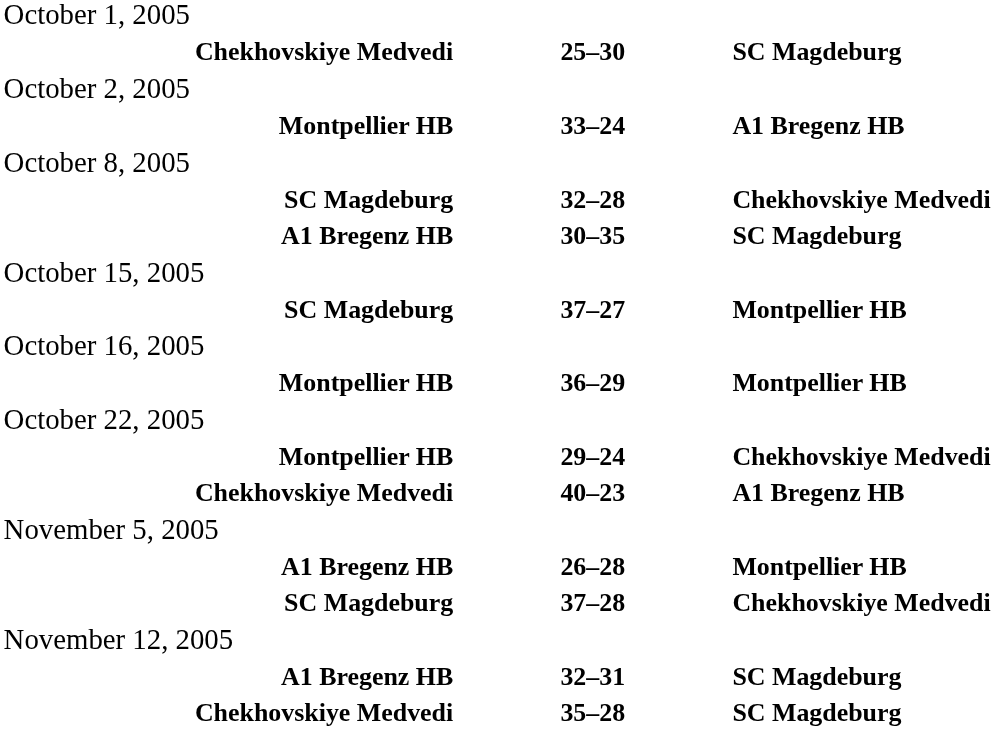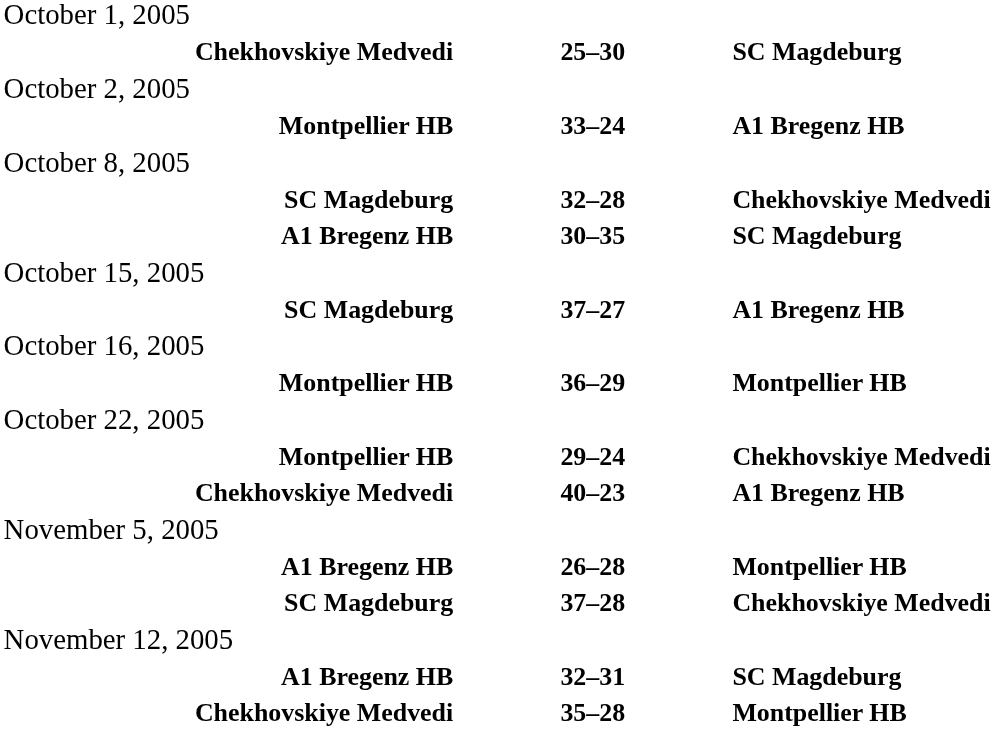(820, 309) Montpellier HB -> (818, 309) A1 Bregenz HB
(817, 712) SC Magdeburg -> (820, 712) Montpellier HB
